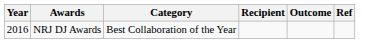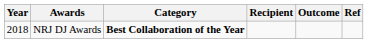(18, 30) 2016 -> (18, 30) 2018
(171, 30) normal -> (175, 30) bold
